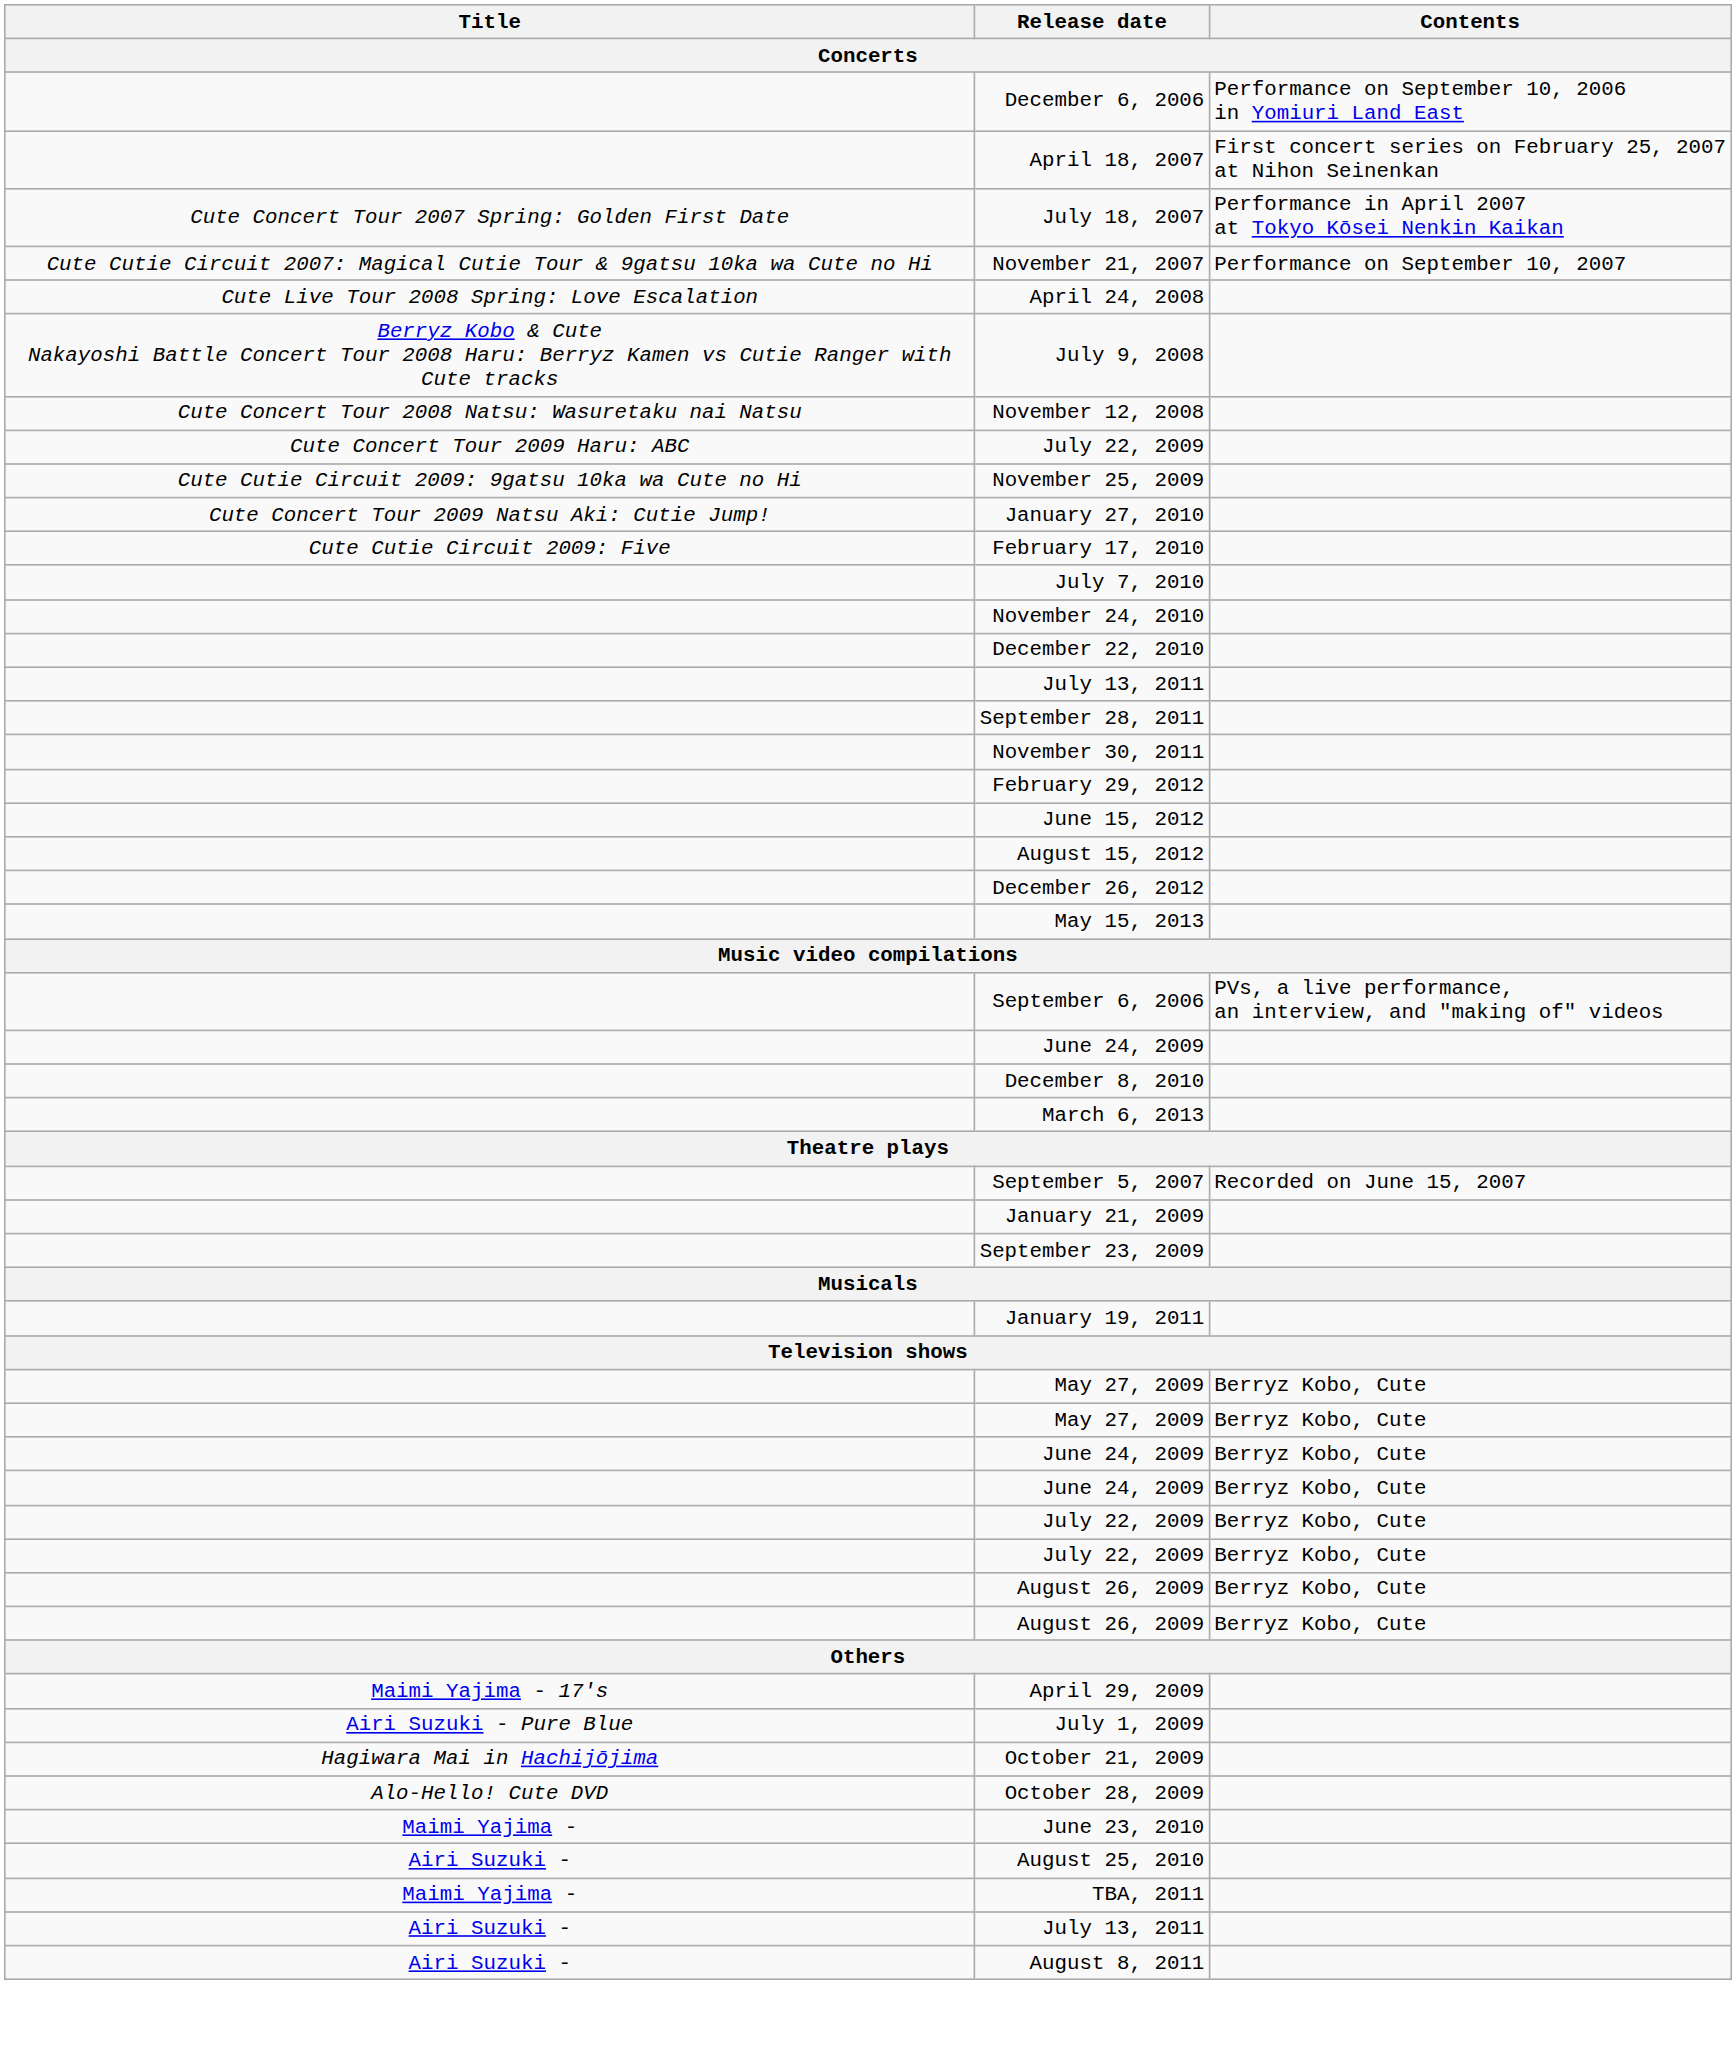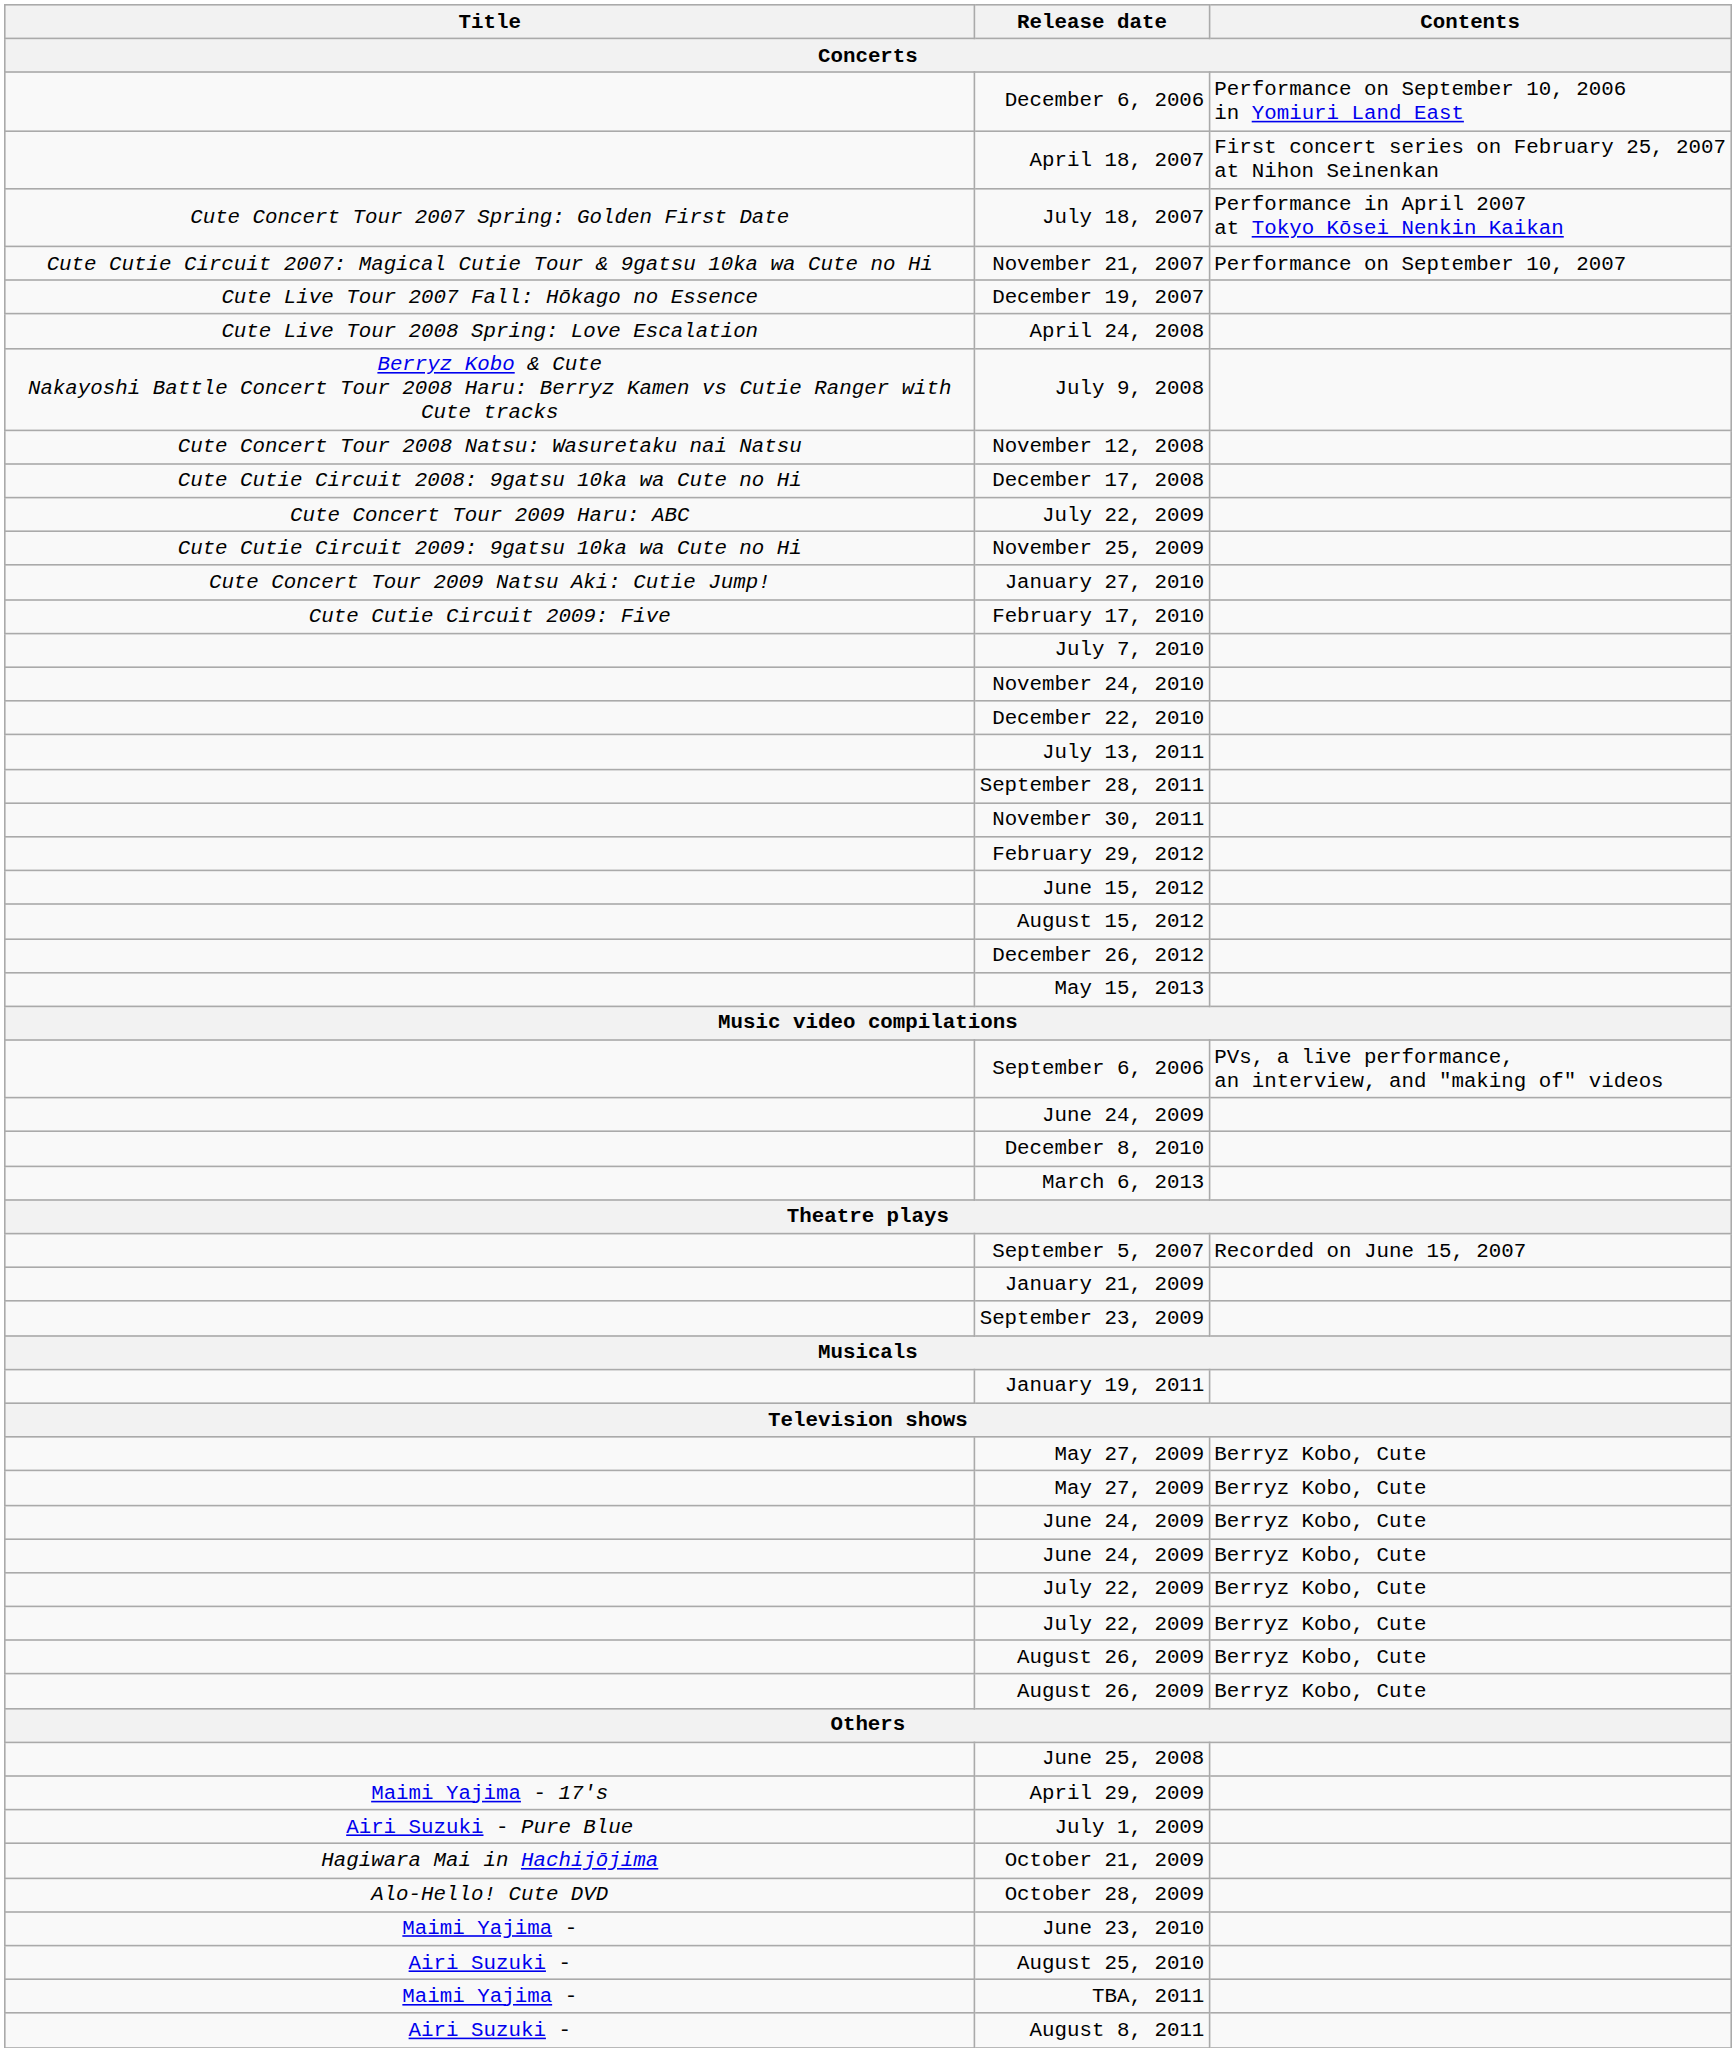+ row: (490, 297)
+ row: (490, 481)
+ row: (490, 1759)
- row: (490, 1929)
